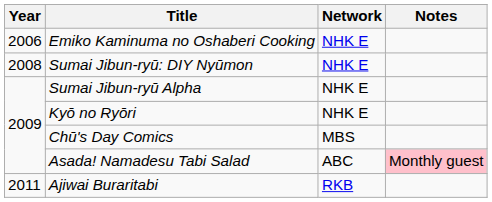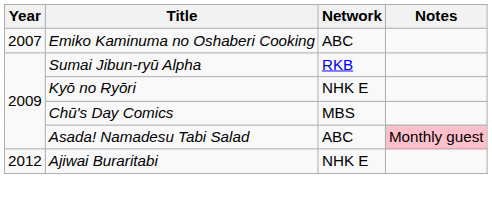(25, 40) 2006 -> (25, 40) 2007
(345, 40) NHK E -> (338, 40) ABC
- row: (151, 64)
(345, 88) NHK E -> (338, 64) RKB
(24, 185) 2011 -> (25, 161) 2012
(338, 185) RKB -> (345, 161) NHK E
